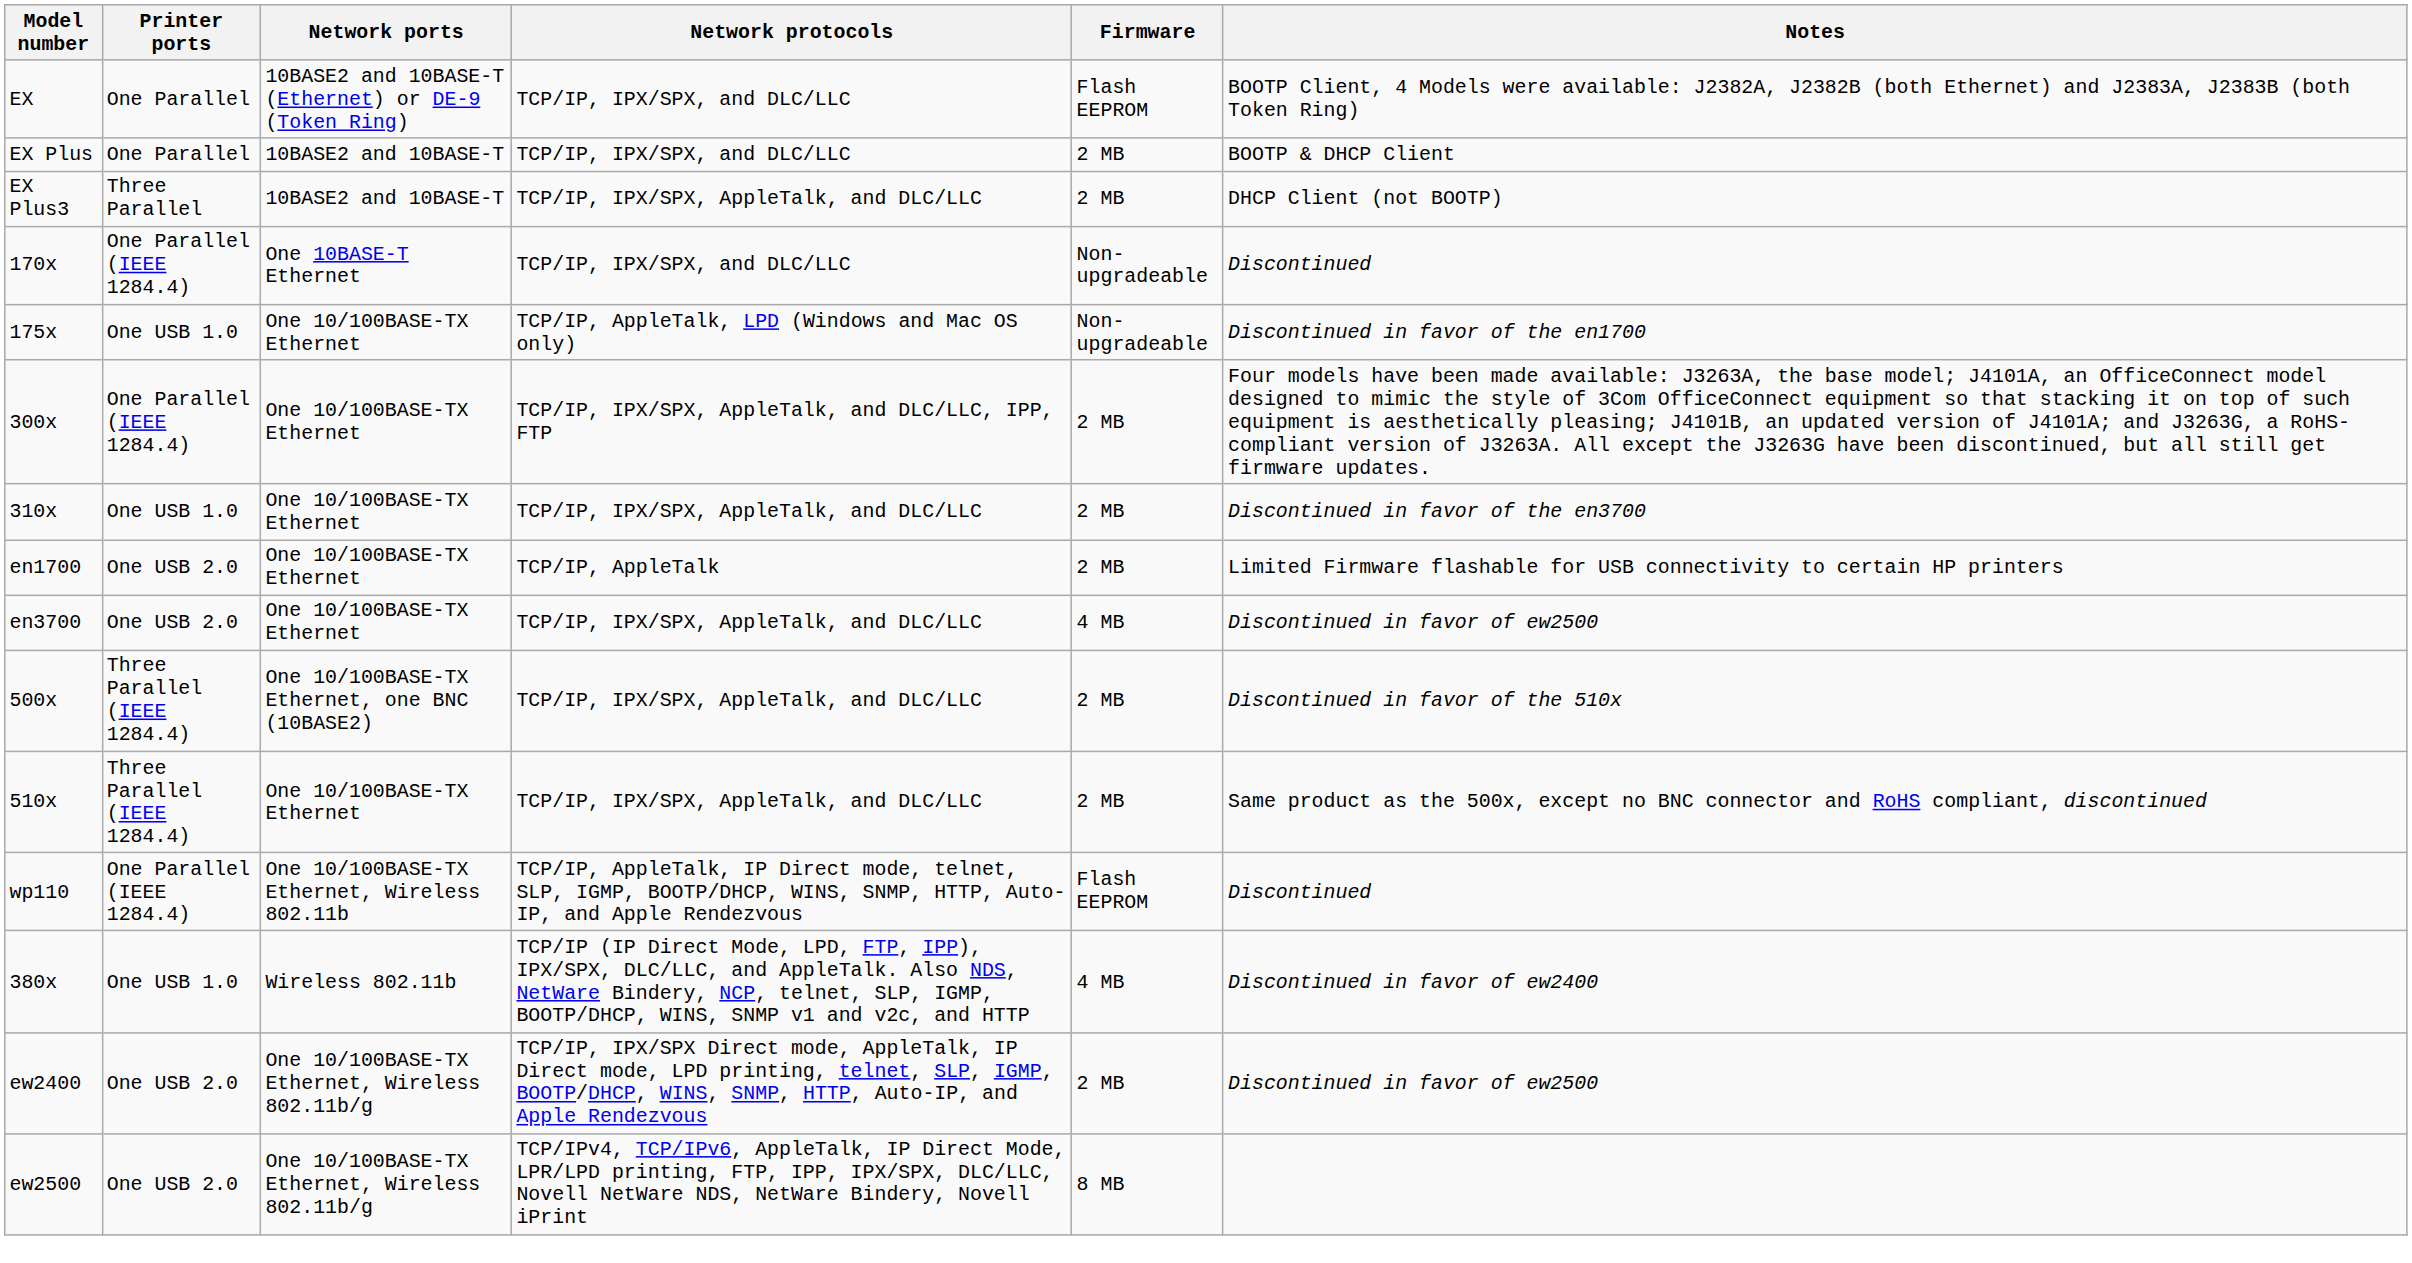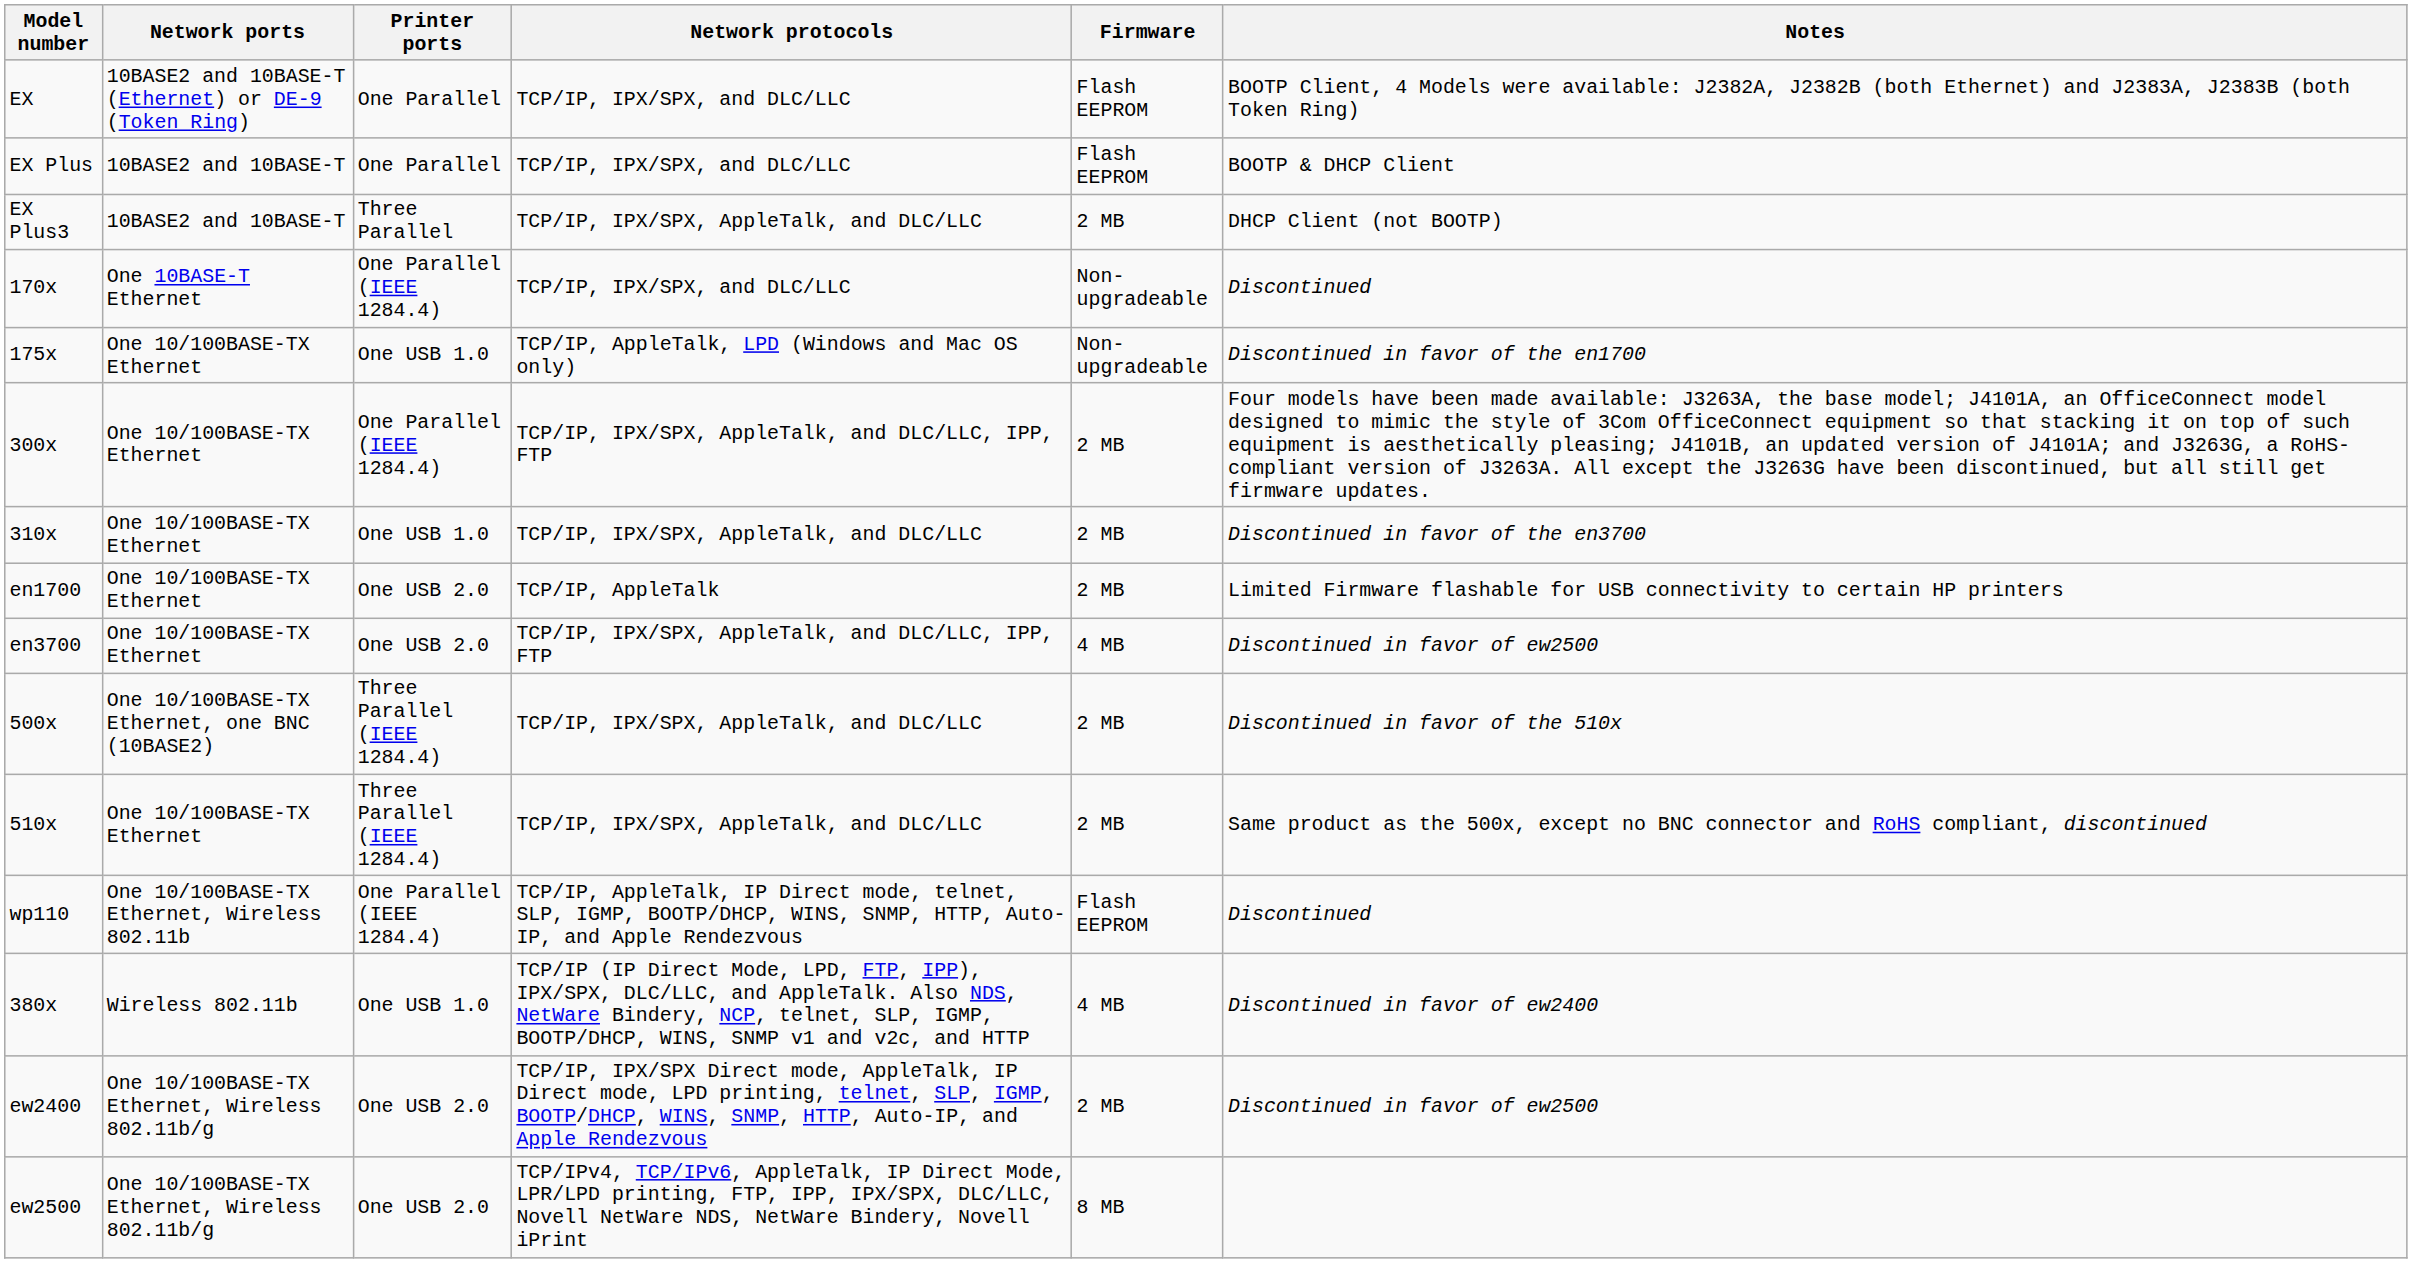columns swapped: (181, 32) <-> (386, 32)
(1100, 155) 2 MB -> (1112, 166) Flash EEPROM
(749, 623) TCP/IP, IPX/SPX, AppleTalk, and DLC/LLC -> (785, 646) TCP/IP, IPX/SPX, AppleTalk, and DLC/LLC, IPP, FTP
